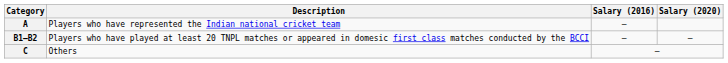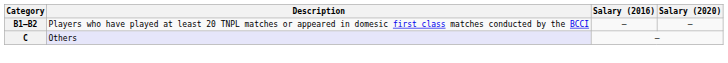- row: (25, 24)
(63, 51) no background -> (63, 37) lavender background
